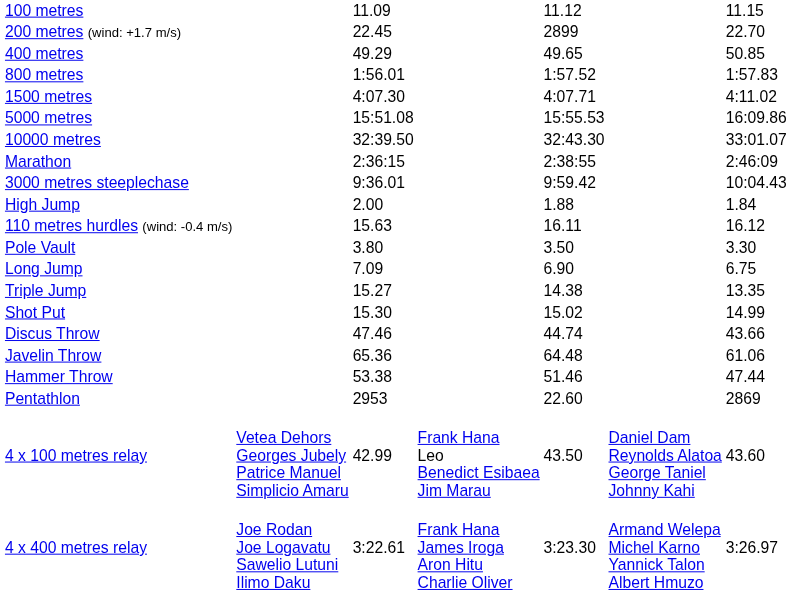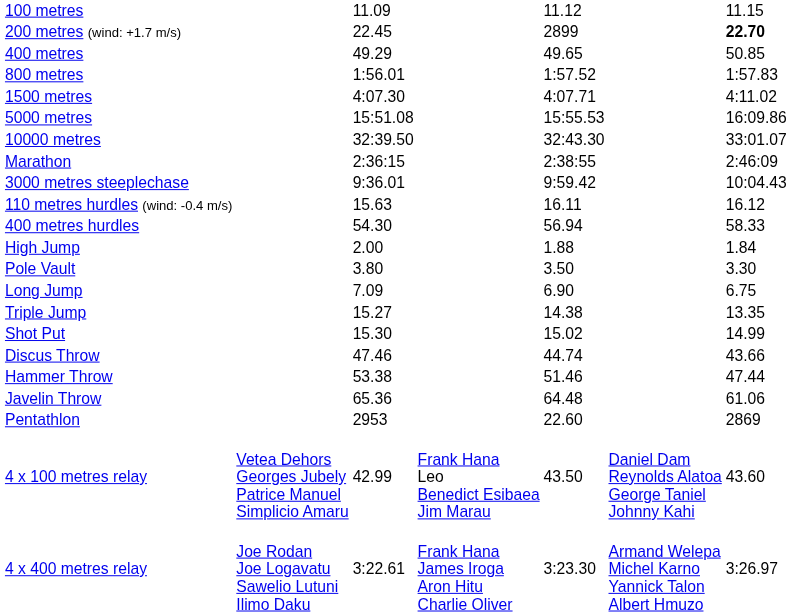(745, 32) normal -> (745, 32) bold
rows swapped: (119, 226) <-> (42, 204)
+ row: (72, 226)
rows swapped: (59, 377) <-> (53, 355)
